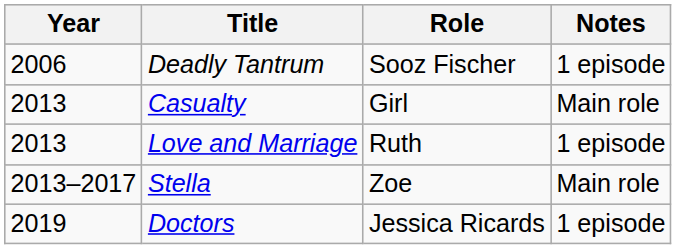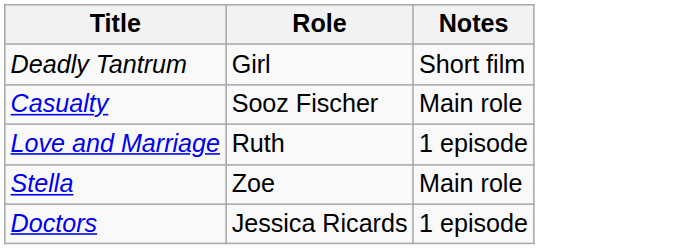- column: (73, 24)
(442, 64) Sooz Fischer -> (251, 64) Girl
(611, 64) 1 episode -> (472, 64) Short film
(388, 104) Girl -> (305, 104) Sooz Fischer
